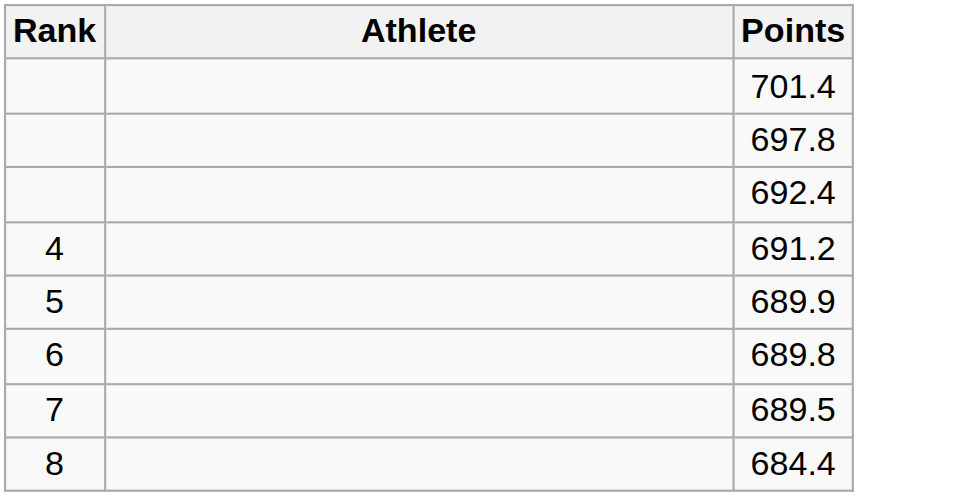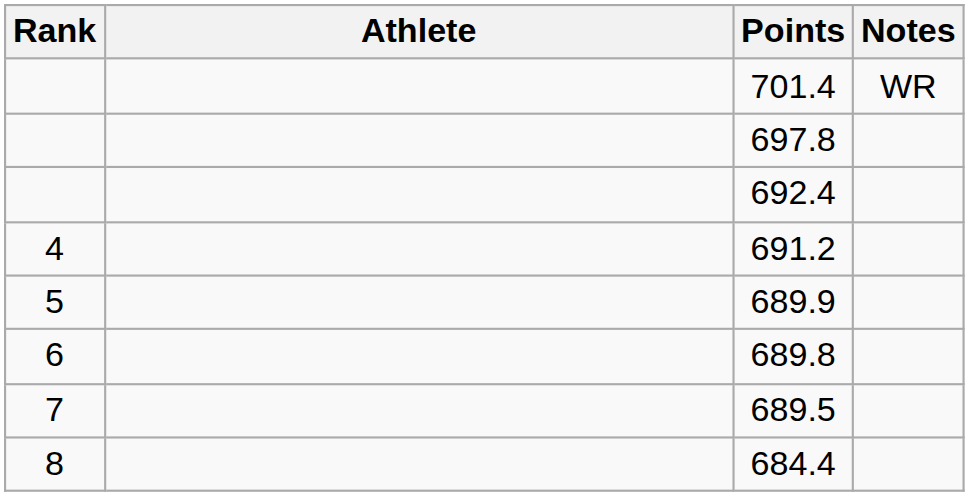+ column: (908, 31)
